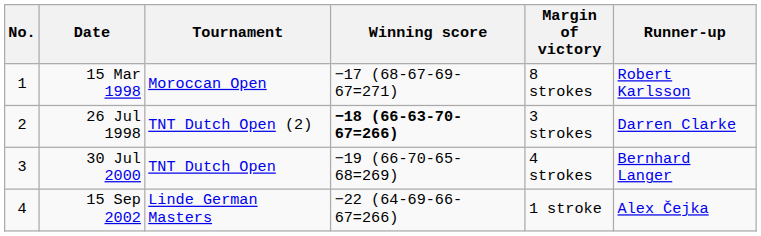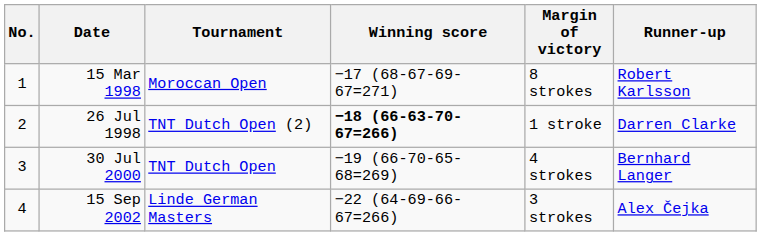(561, 127) 3 strokes -> (565, 127) 1 stroke
(565, 210) 1 stroke -> (561, 210) 3 strokes
